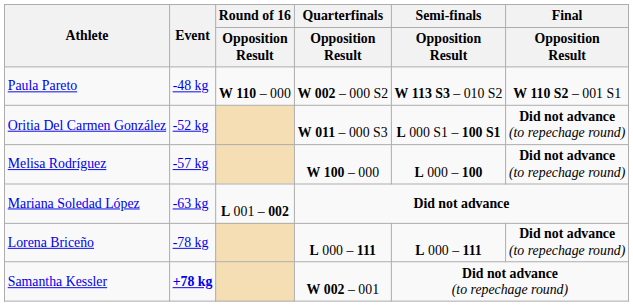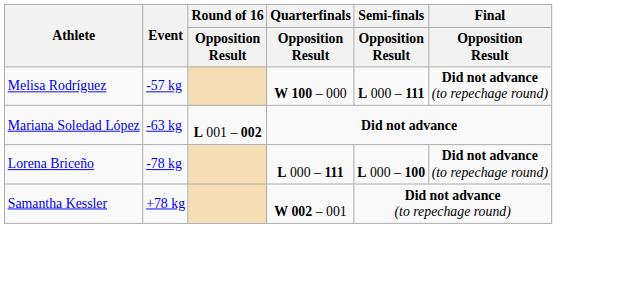- row: (42, 86)
- row: (87, 125)
(449, 172) L 000 – 100 -> (391, 94) L 000 – 111
(449, 251) L 000 – 111 -> (391, 172) L 000 – 100
(192, 281) bold -> (166, 203) normal
